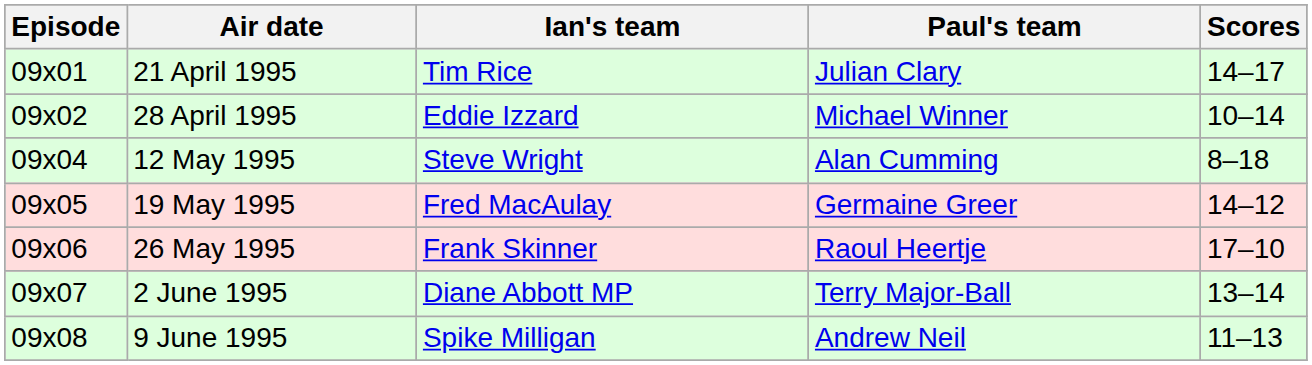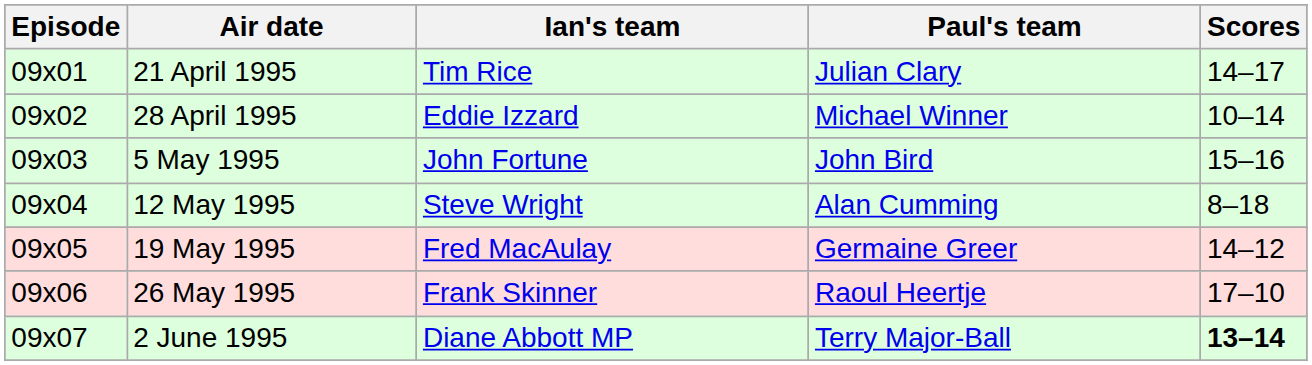+ row: (206, 159)
(1246, 293) normal -> (1246, 337) bold
- row: (210, 337)
